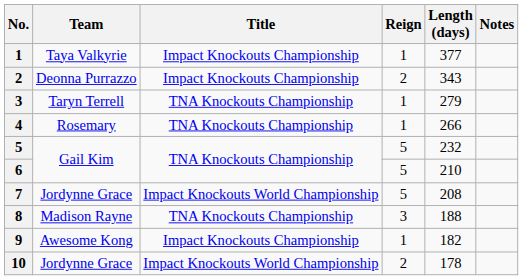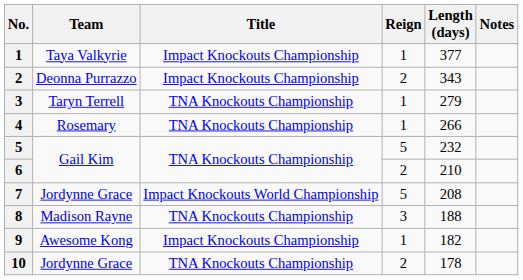(403, 170) 5 -> (403, 170) 2
(261, 263) Impact Knockouts World Championship -> (261, 263) TNA Knockouts Championship
